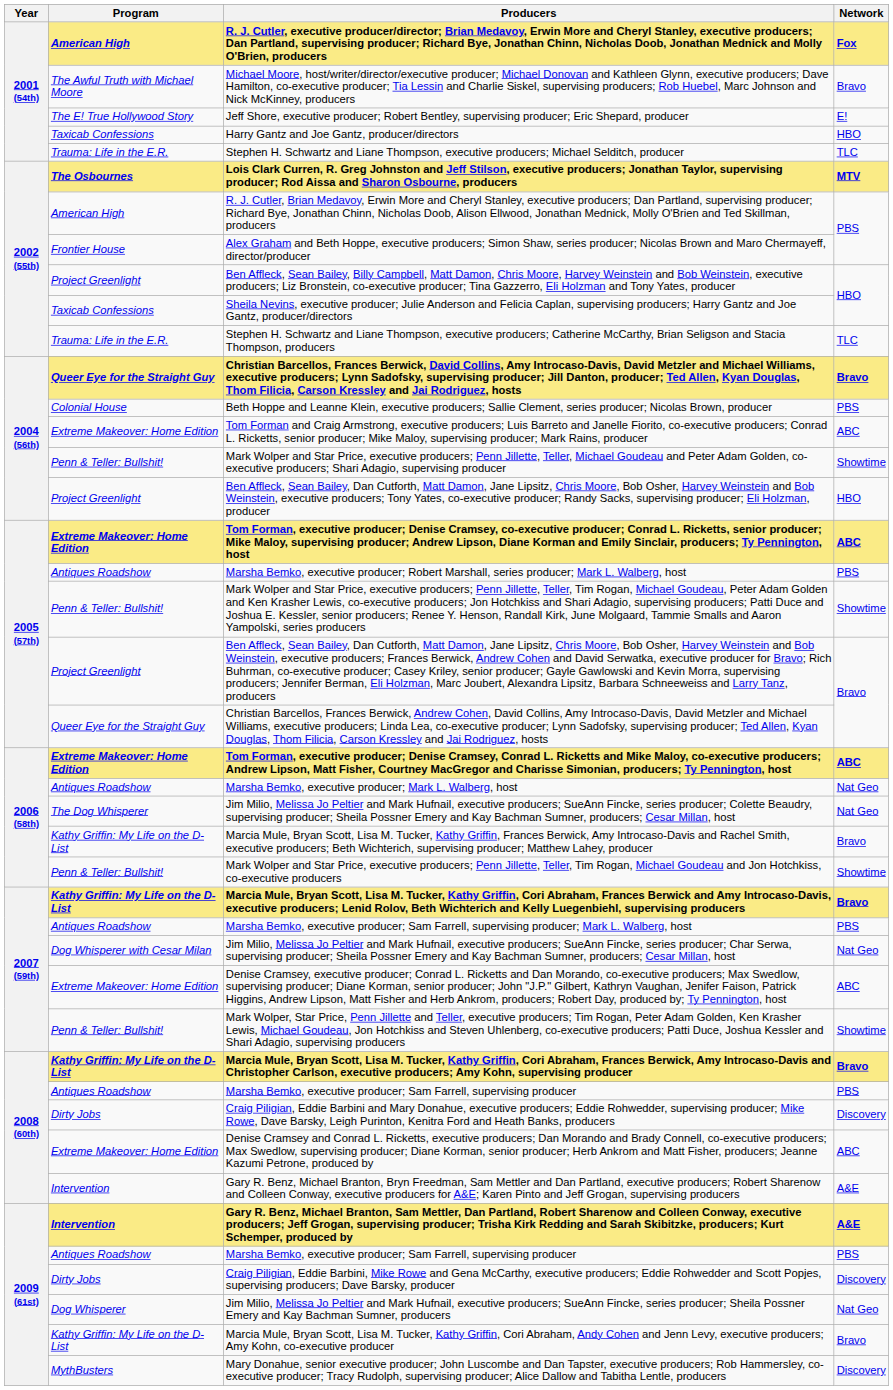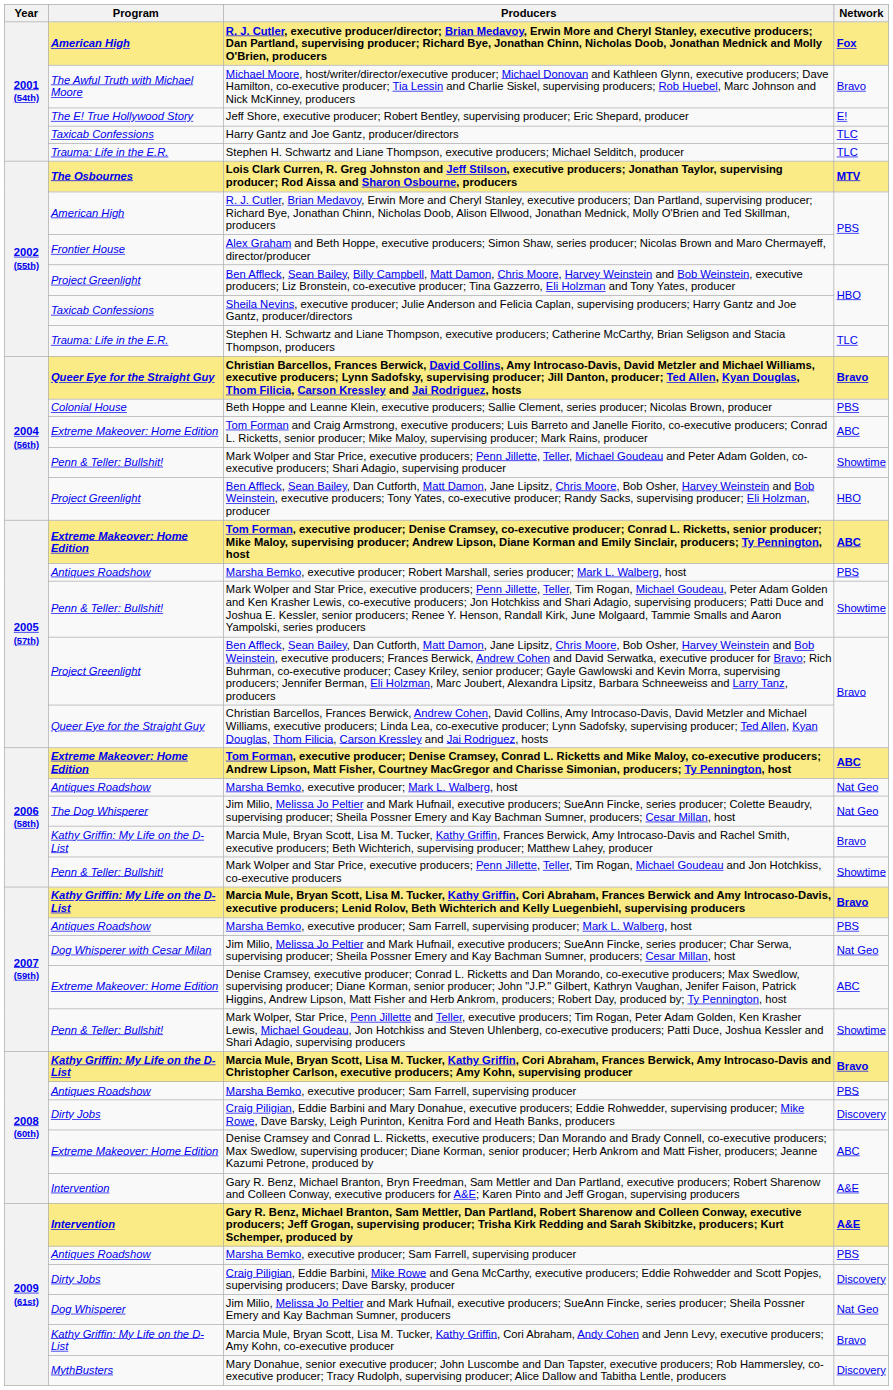(849, 134) HBO -> (847, 134) TLC
